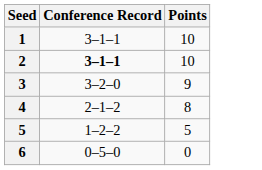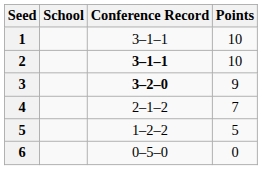+ column: (64, 15)
(102, 84) normal -> (150, 84) bold
(188, 107) 8 -> (235, 107) 7
